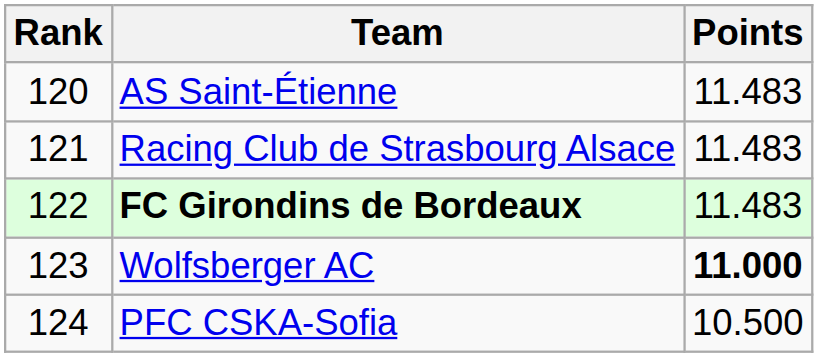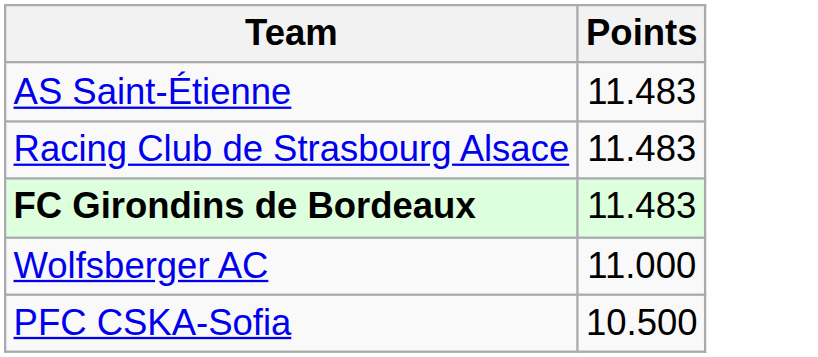- column: (58, 33)
(748, 264) bold -> (642, 264) normal
